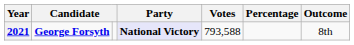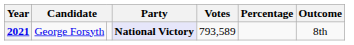(72, 31) bold -> (69, 31) normal
(222, 31) 793,588 -> (217, 31) 793,589
